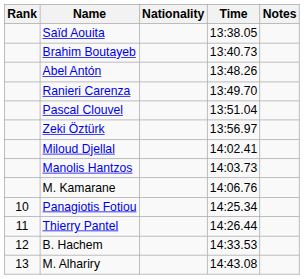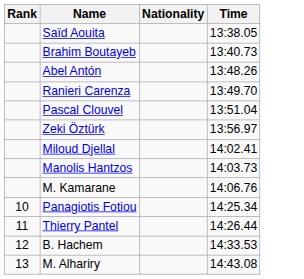- column: (280, 14)
